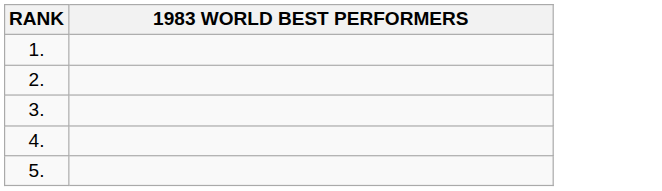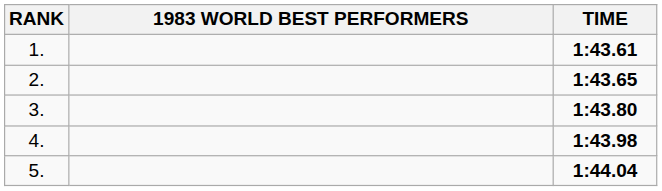+ column: (605, 19)
